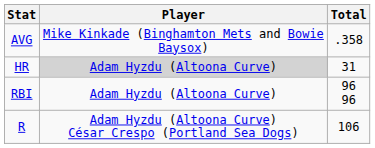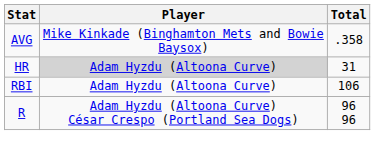(349, 93) 96 96 -> (349, 86) 106
(349, 127) 106 -> (349, 113) 96 96
